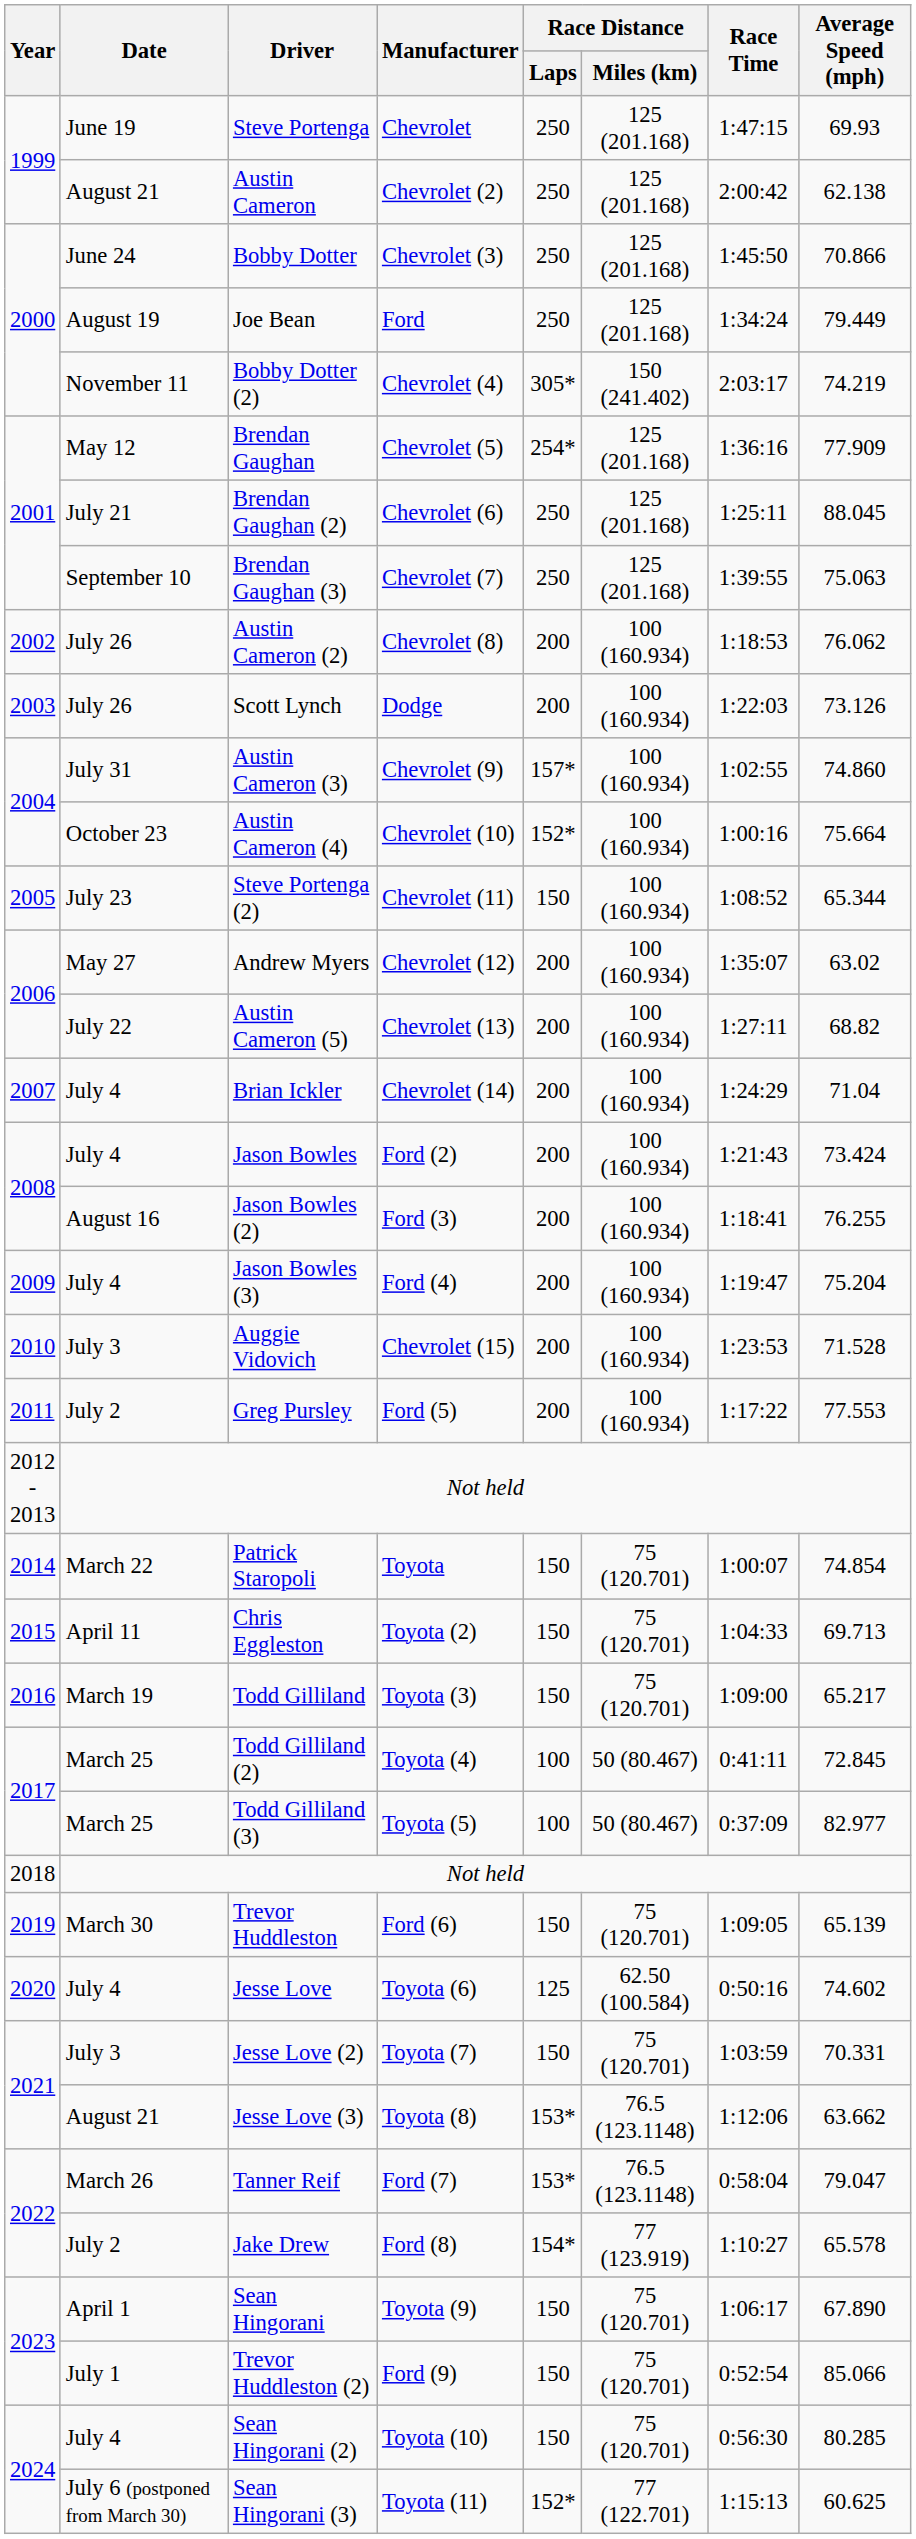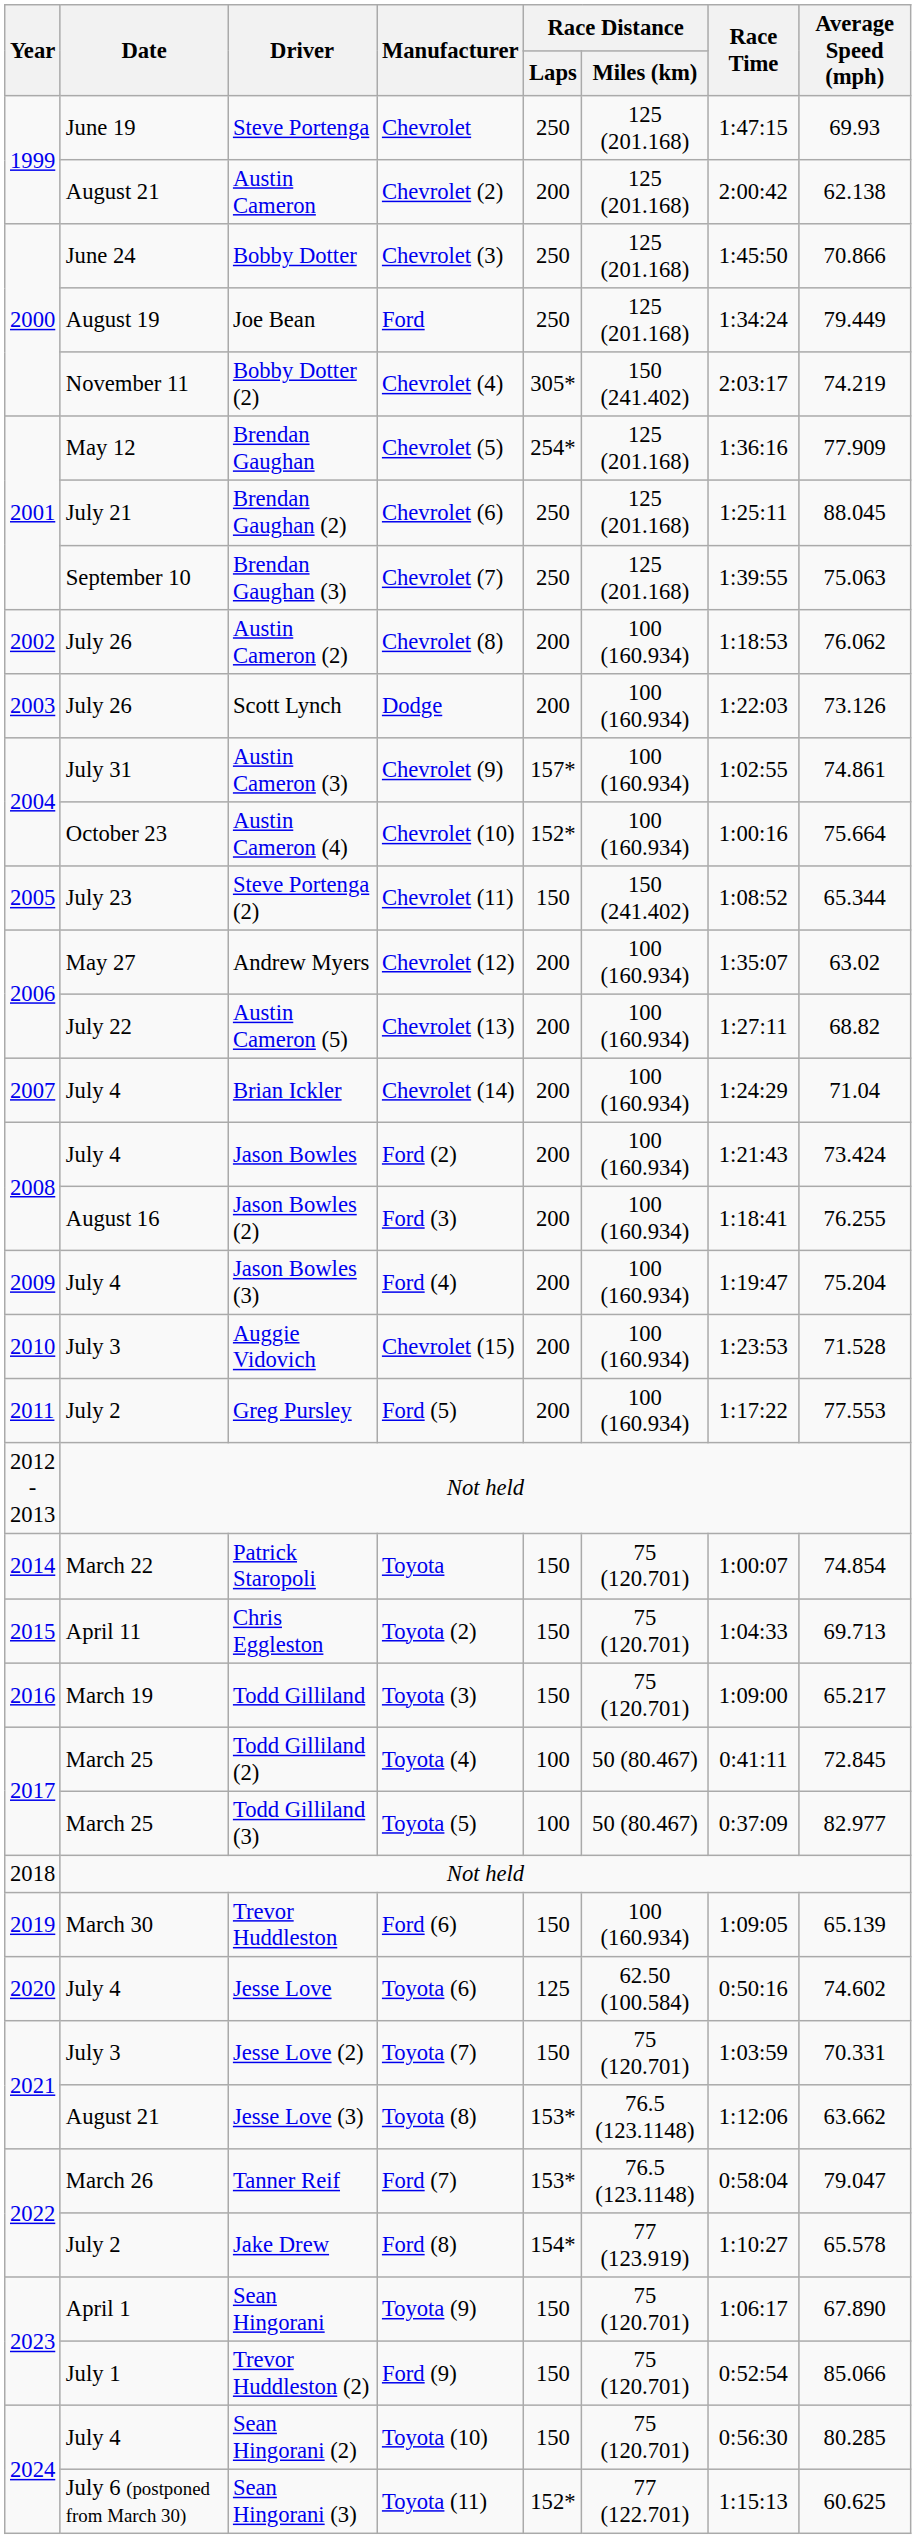(553, 191) 250 -> (553, 191) 200
(855, 769) 74.860 -> (855, 769) 74.861
(645, 897) 100 (160.934) -> (645, 897) 150 (241.402)
(645, 1924) 75 (120.701) -> (645, 1924) 100 (160.934)
